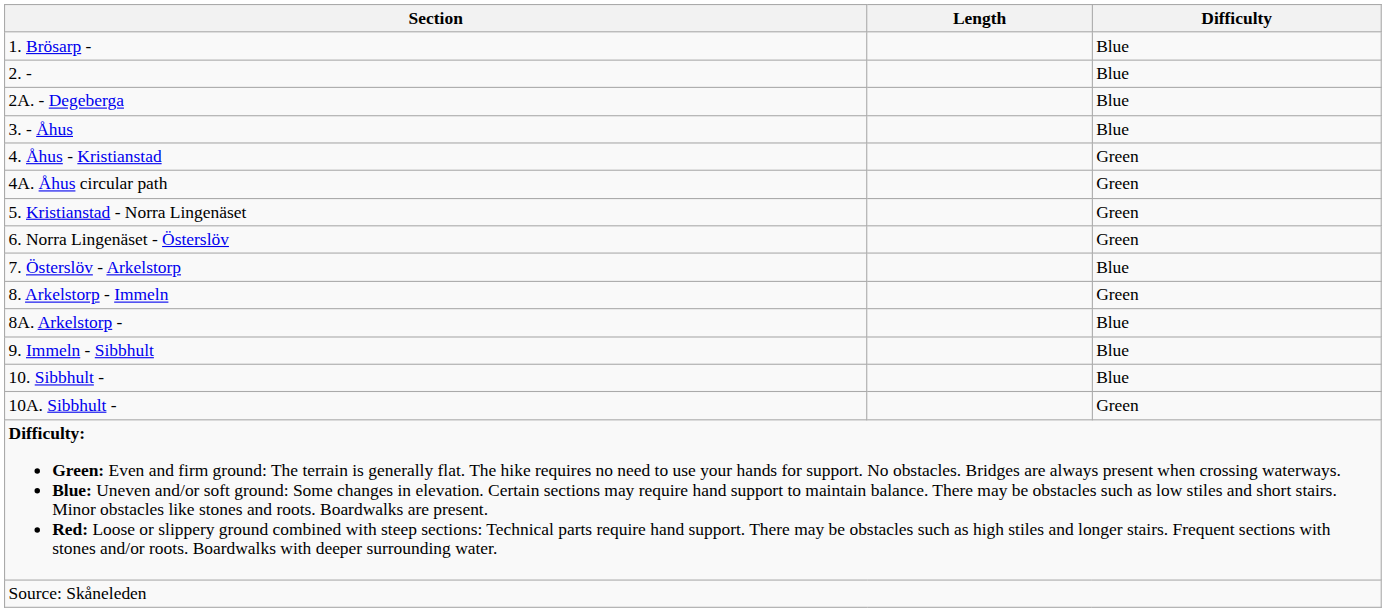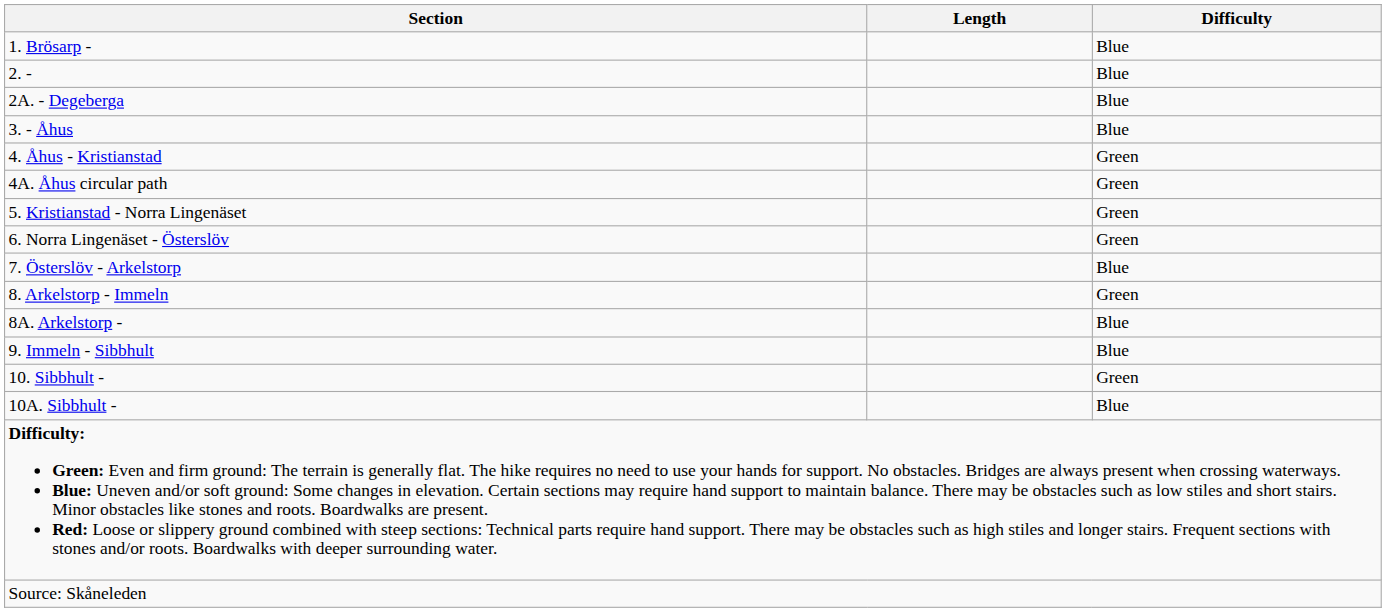(1113, 377) Blue -> (1117, 377) Green
(1117, 405) Green -> (1113, 405) Blue
